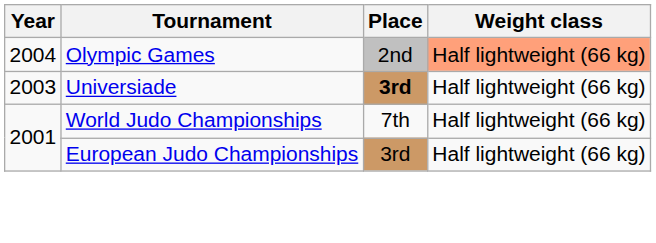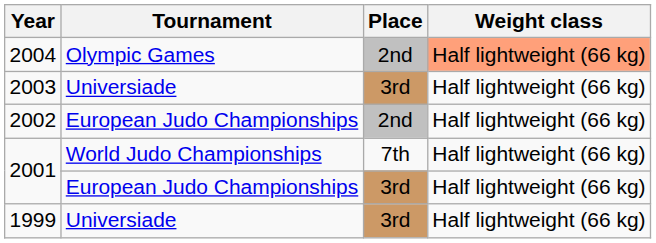(395, 87) bold -> (395, 87) normal
+ row: (33, 120)
+ row: (33, 220)
